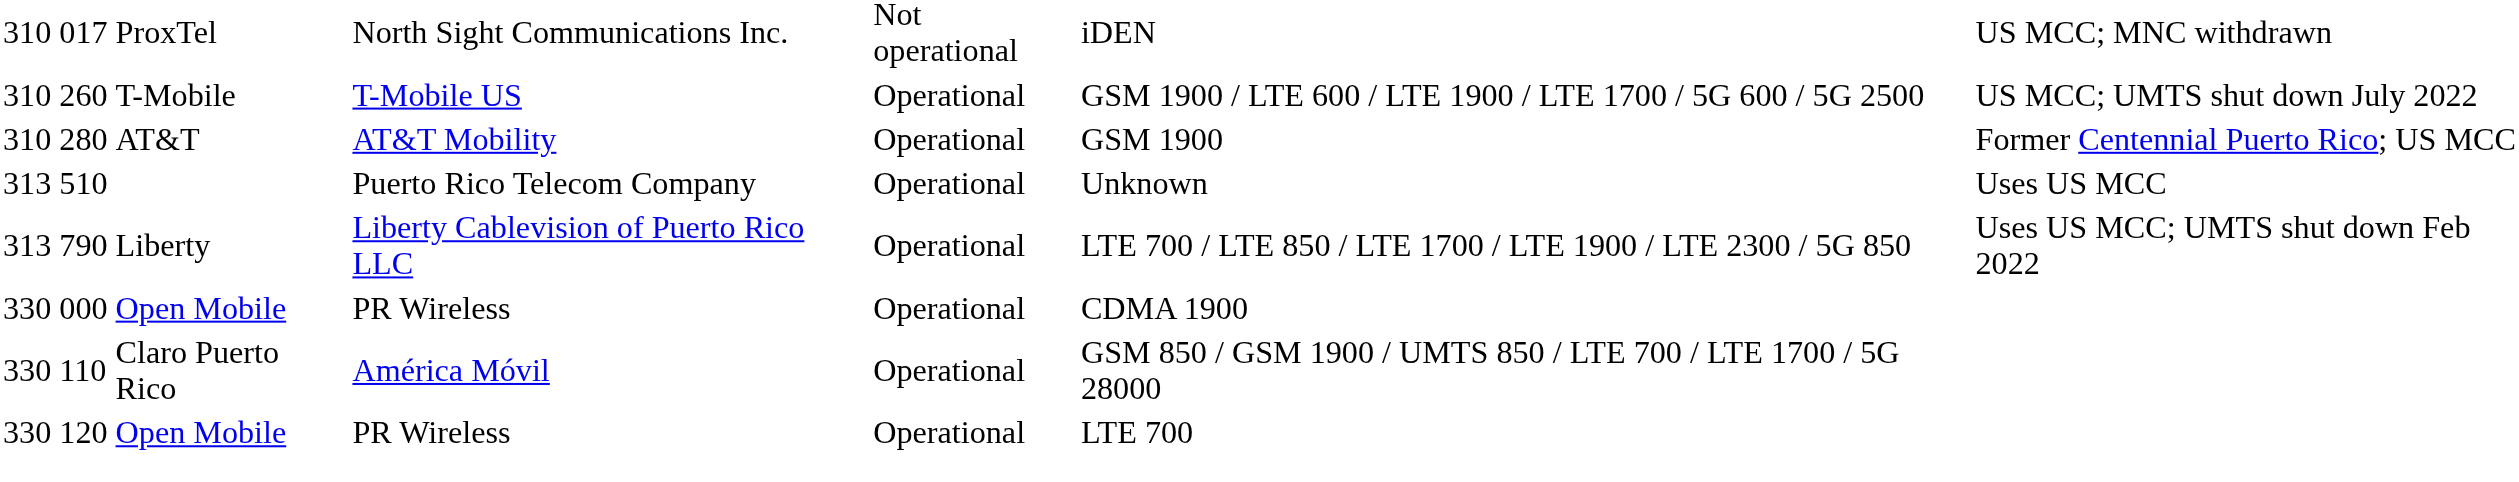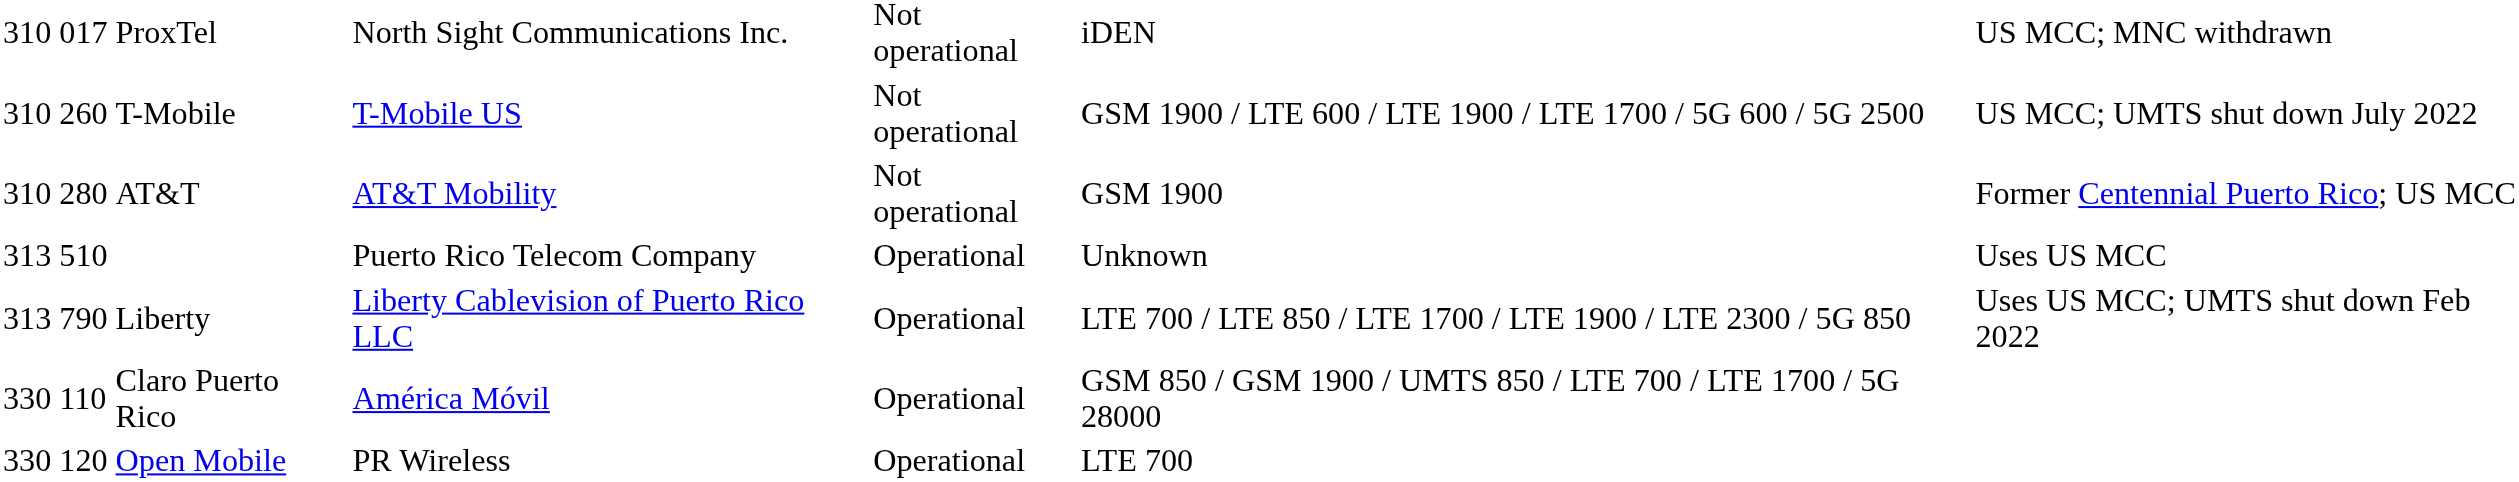(949, 95) Operational -> (946, 113) Not operational
(949, 139) Operational -> (946, 193) Not operational
- row: (83, 308)
